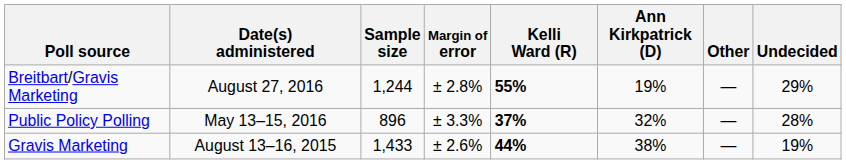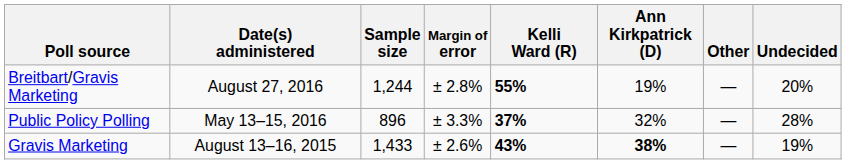(797, 86) 29% -> (797, 86) 20%
(510, 145) 44% -> (510, 145) 43%
(650, 145) normal -> (650, 145) bold
